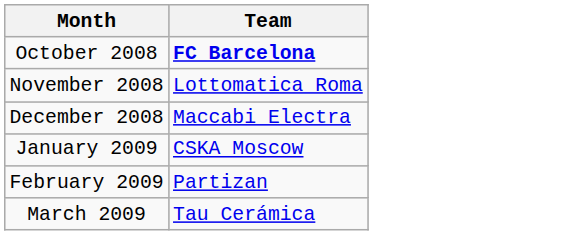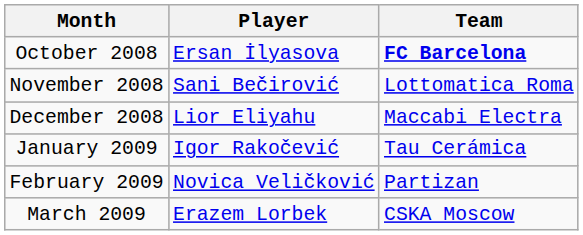+ column: (274, 21)
(238, 150) CSKA Moscow -> (455, 150) Tau Cerámica
(244, 214) Tau Cerámica -> (449, 214) CSKA Moscow
